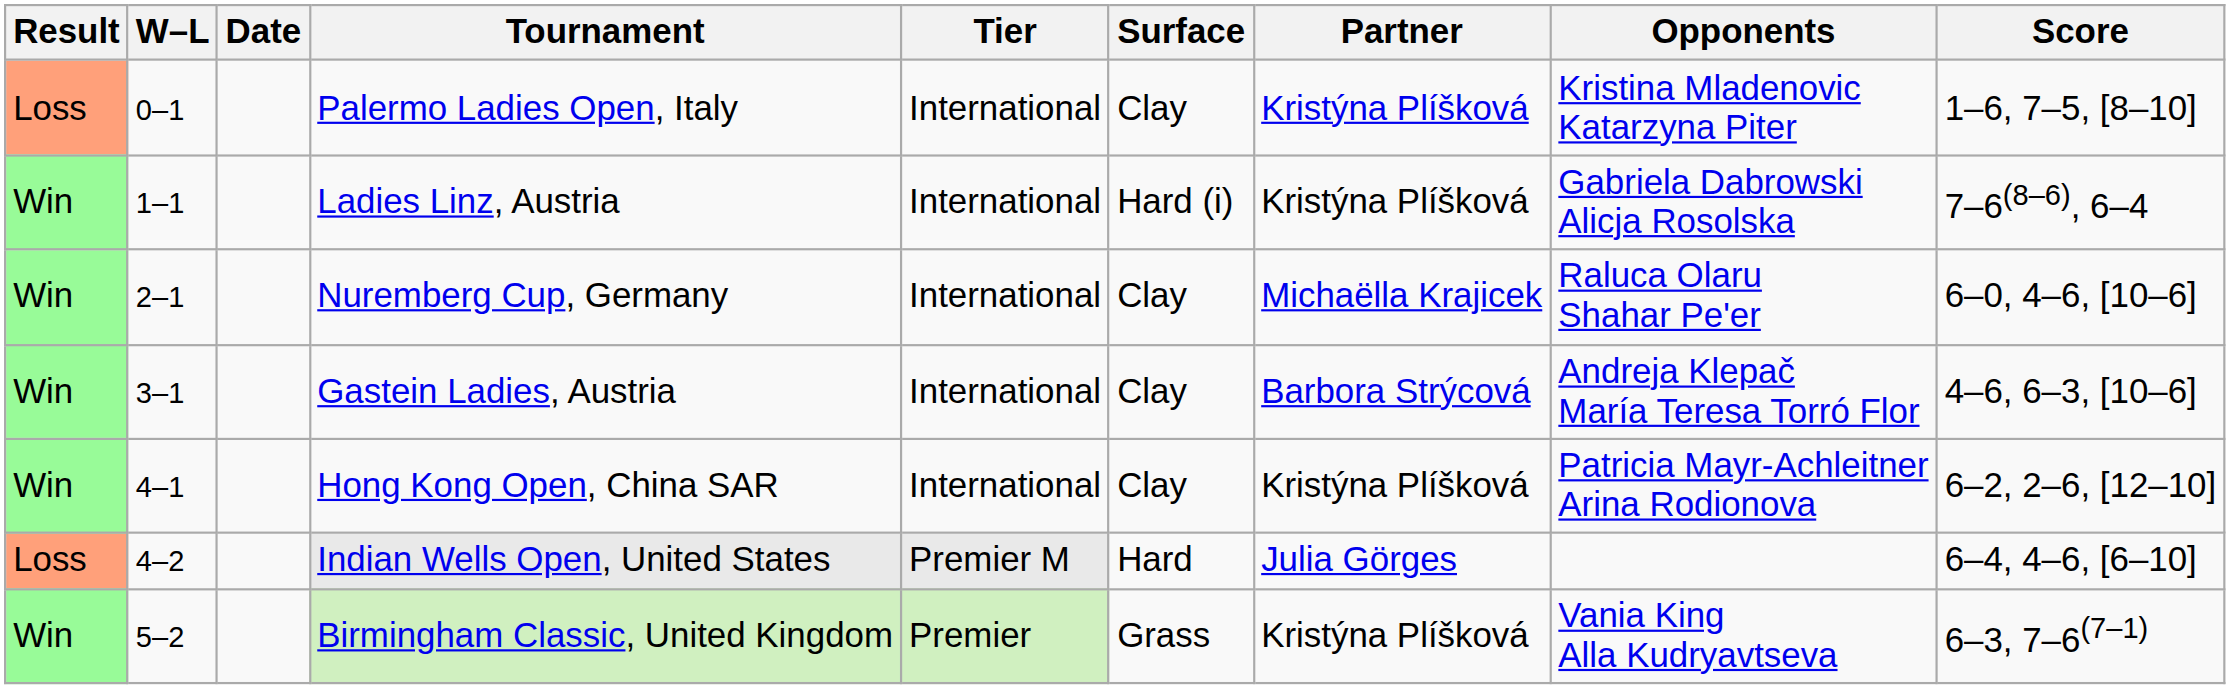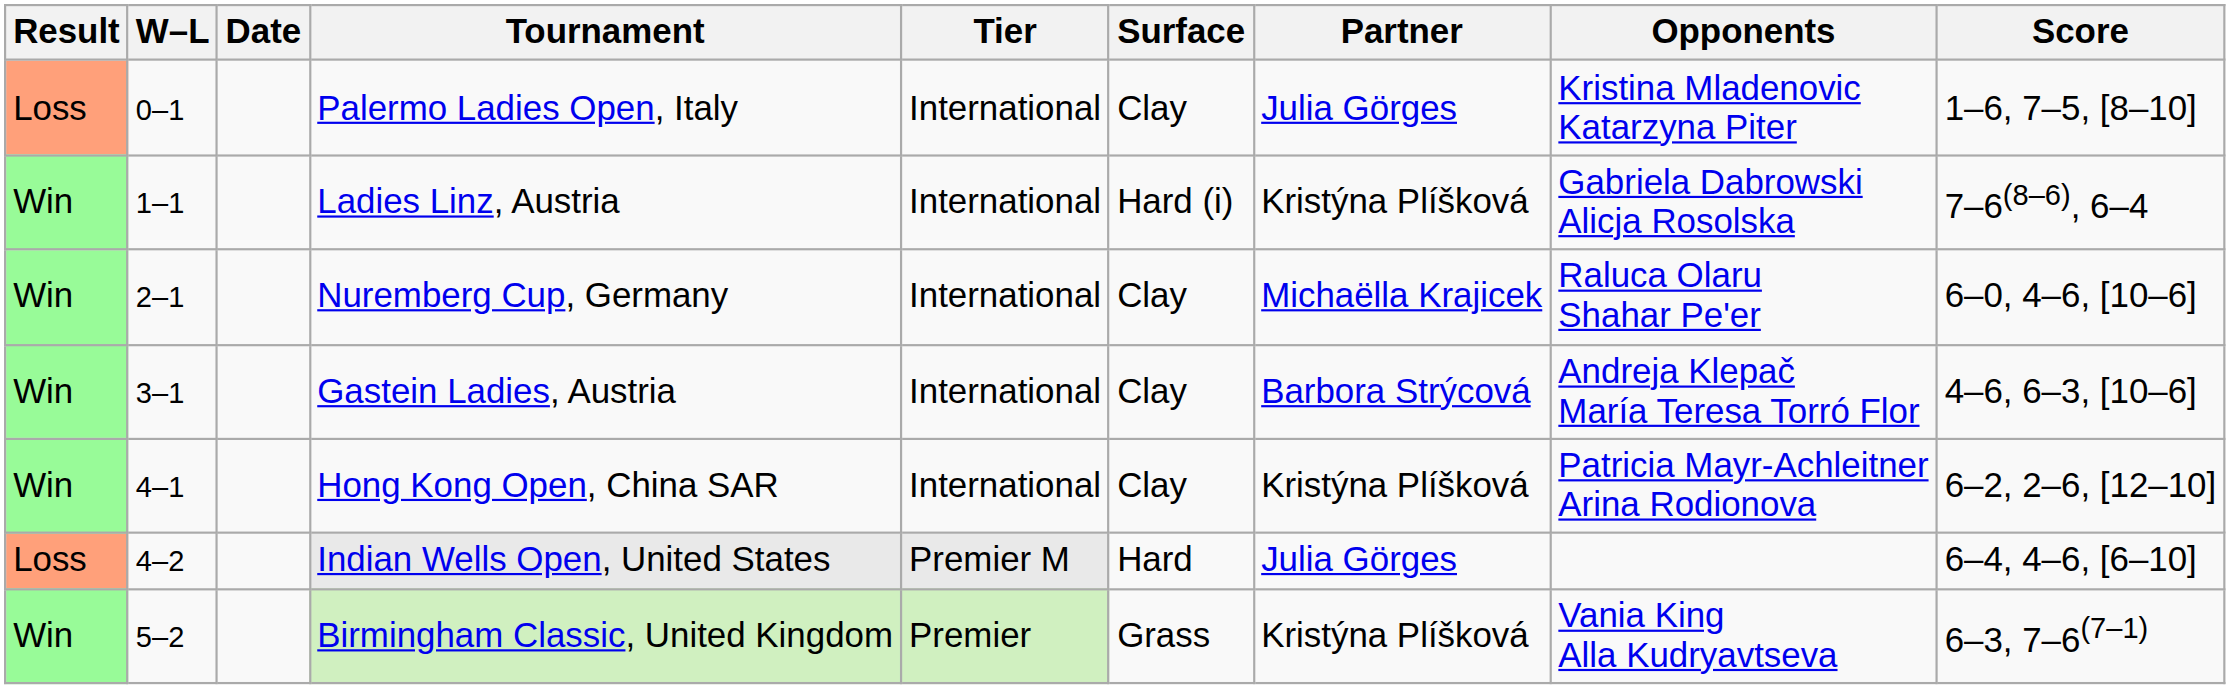(1395, 107) Kristýna Plíšková -> (1359, 107) Julia Görges
